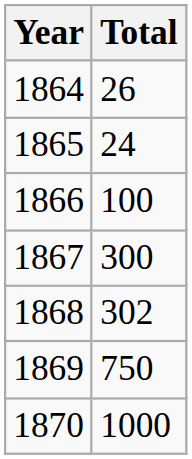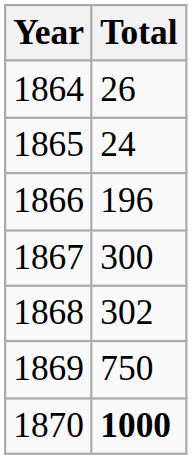(127, 200) 100 -> (127, 200) 196
(136, 425) normal -> (136, 425) bold
